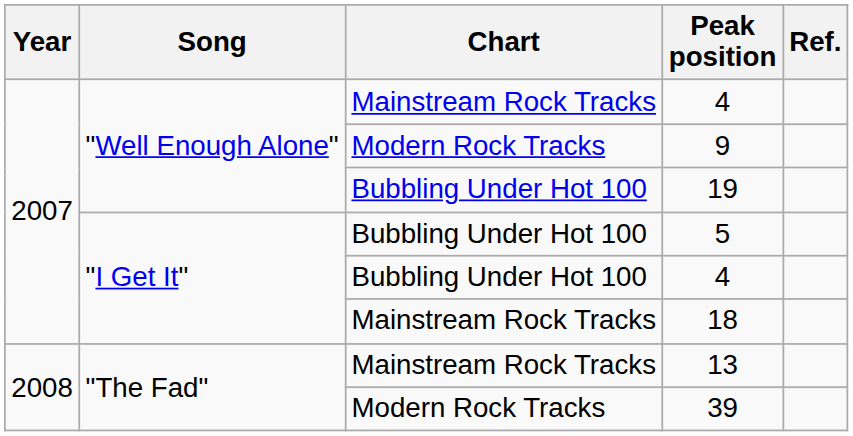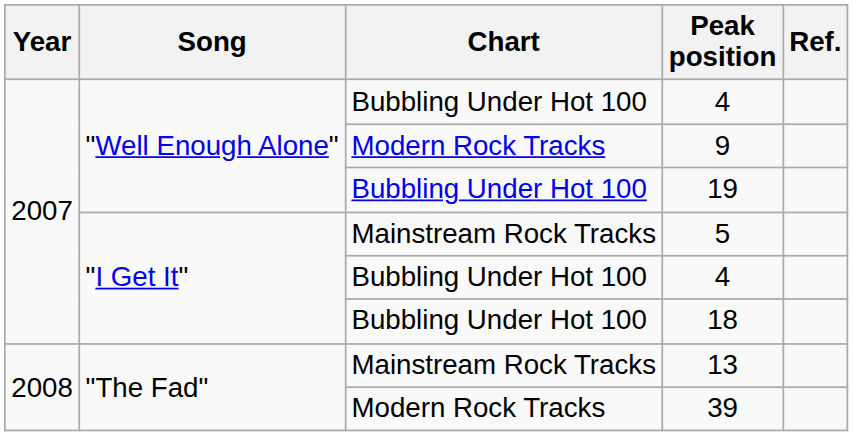(504, 101) Mainstream Rock Tracks -> (499, 101) Bubbling Under Hot 100
(499, 233) Bubbling Under Hot 100 -> (504, 233) Mainstream Rock Tracks
(504, 320) Mainstream Rock Tracks -> (499, 320) Bubbling Under Hot 100
